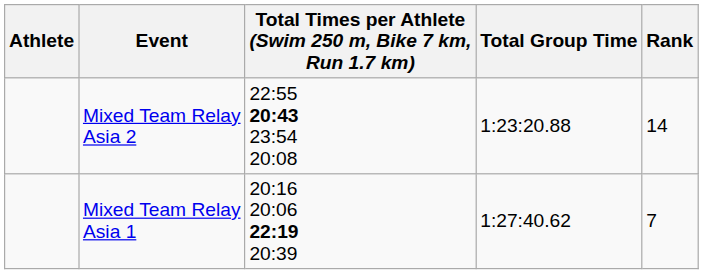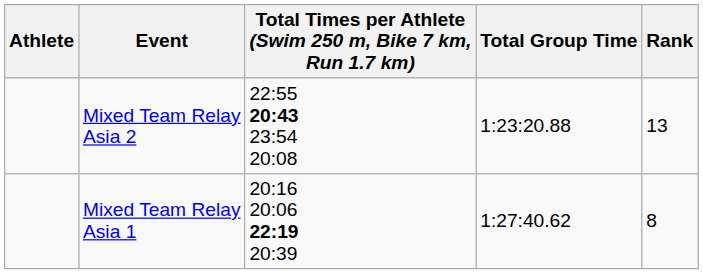(657, 125) 14 -> (657, 125) 13
(652, 221) 7 -> (652, 221) 8
